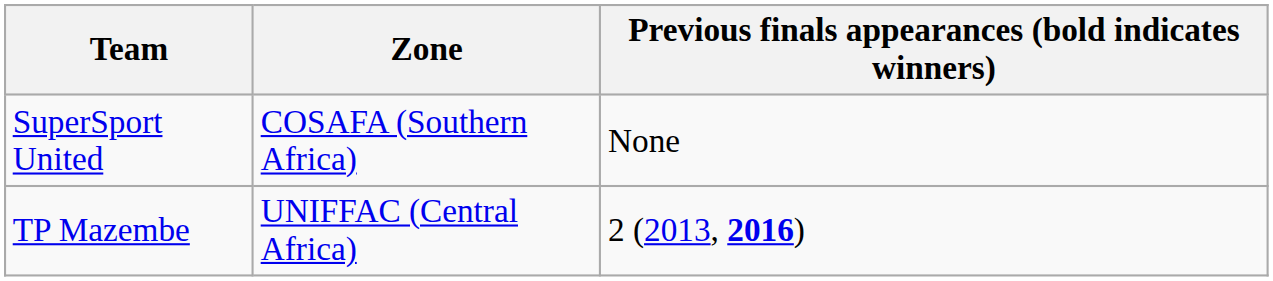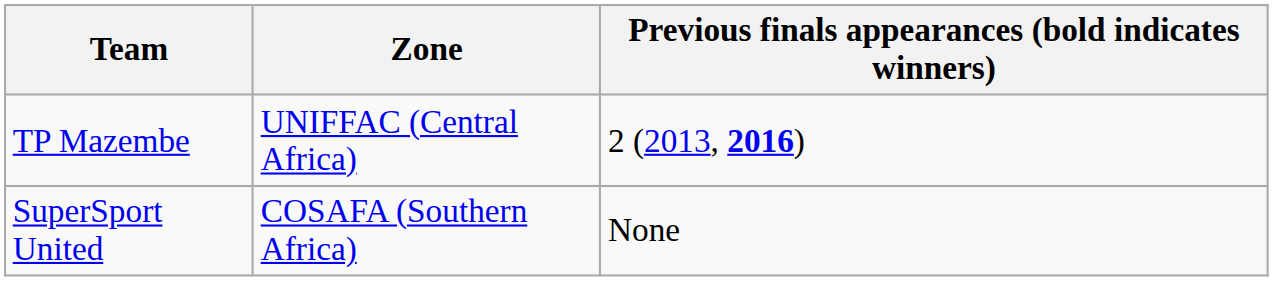rows swapped: (101, 230) <-> (88, 139)
